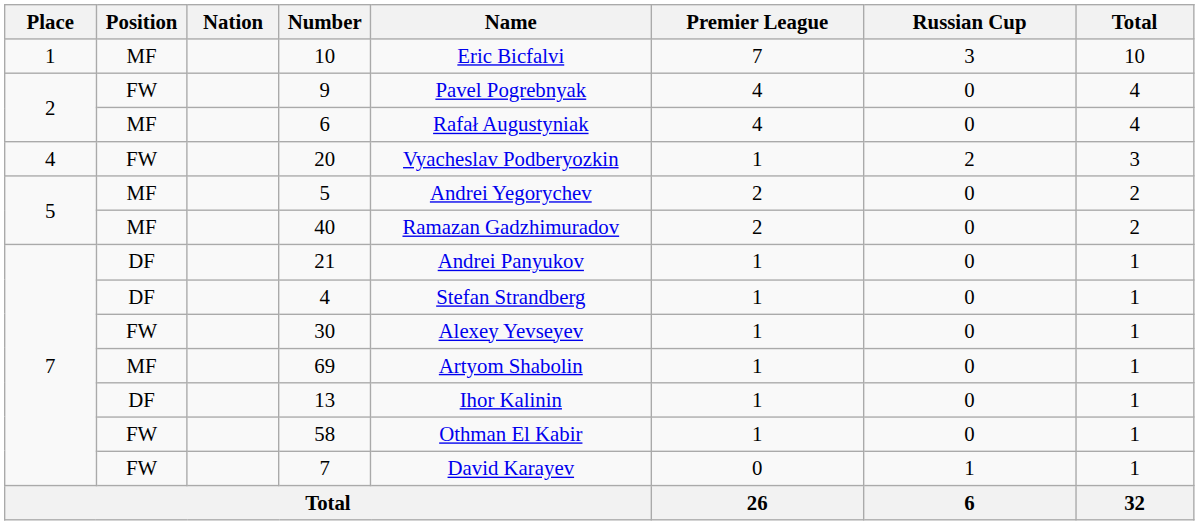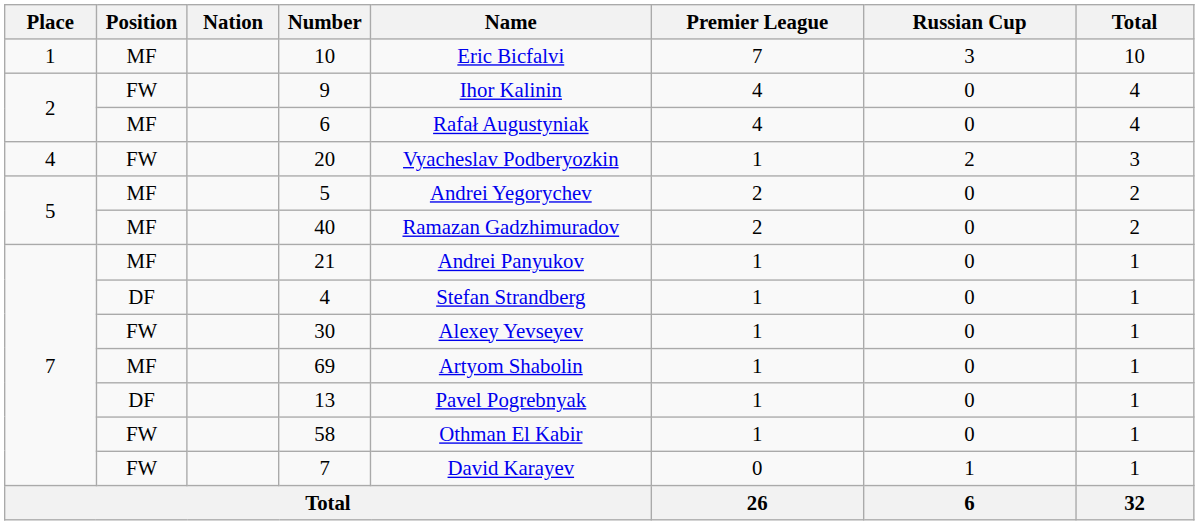(511, 90) Pavel Pogrebnyak -> (511, 90) Ihor Kalinin
(142, 262) DF -> (142, 262) MF
(511, 399) Ihor Kalinin -> (511, 399) Pavel Pogrebnyak
